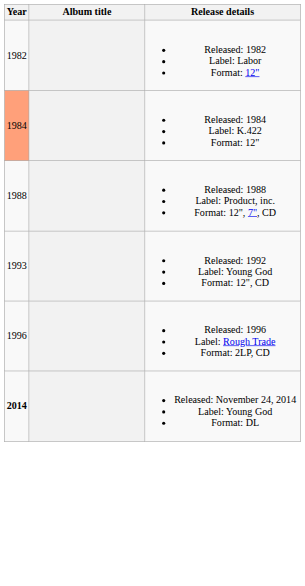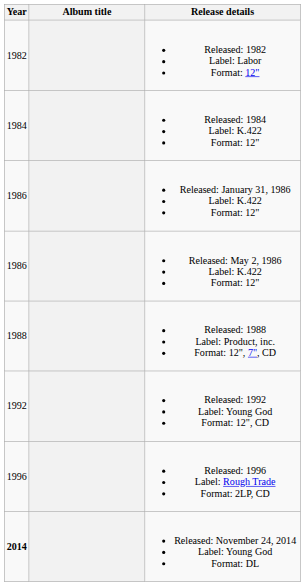(17, 125) lightsalmon background -> (17, 125) no background
+ row: (223, 201)
+ row: (223, 272)
(17, 266) 1993 -> (17, 406) 1992
